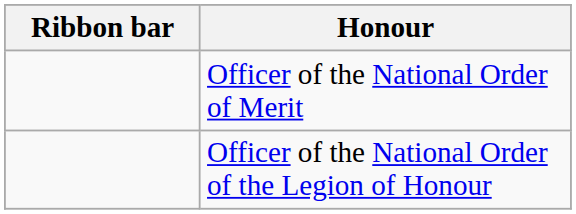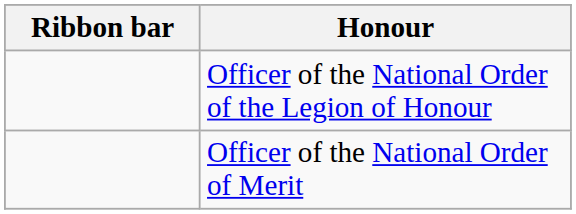rows swapped: (377, 169) <-> (377, 90)
